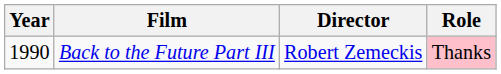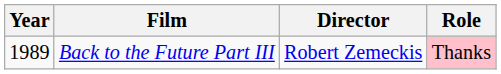(29, 52) 1990 -> (29, 52) 1989
